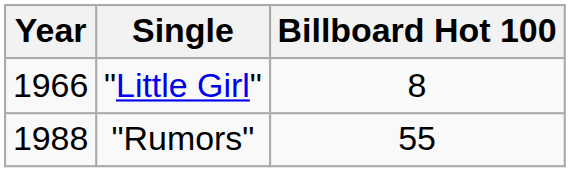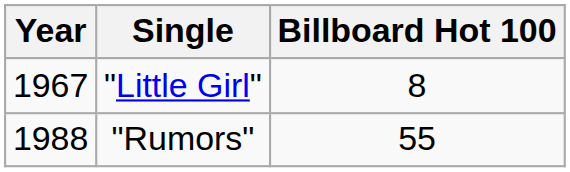(51, 85) 1966 -> (51, 85) 1967
